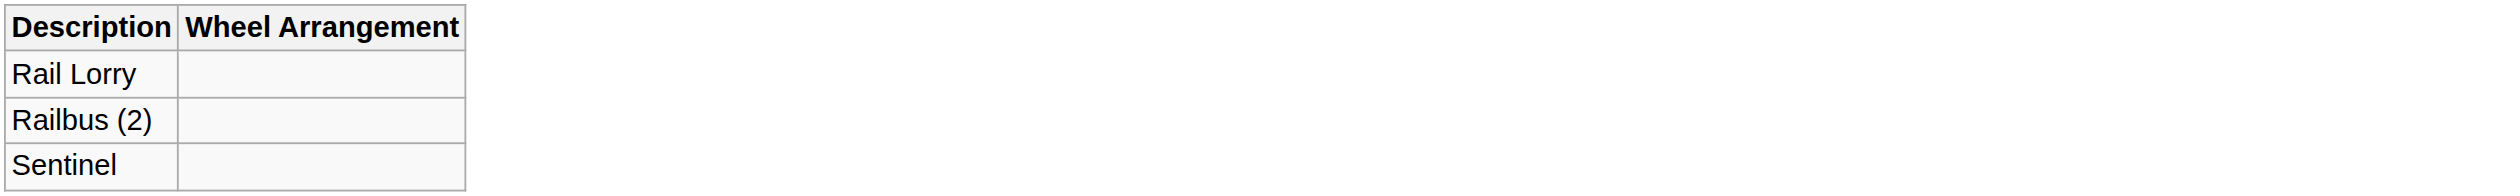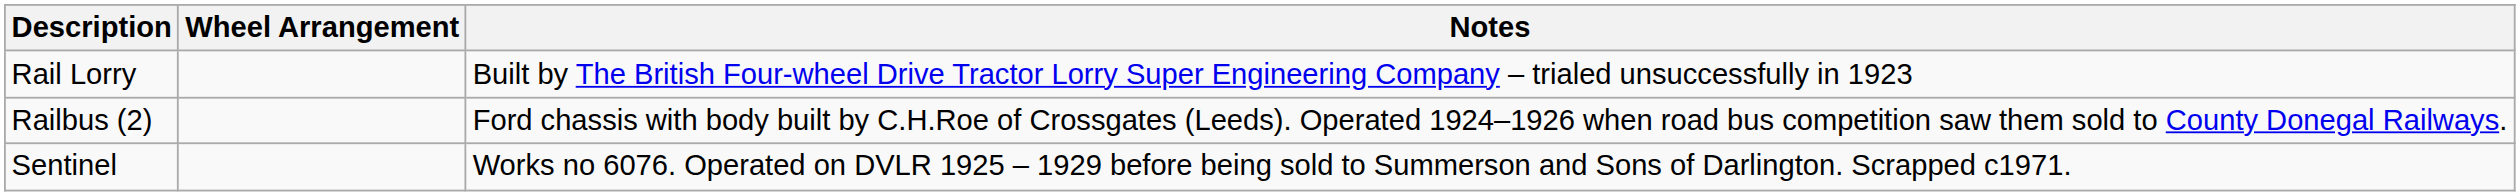+ column: (1490, 27)
